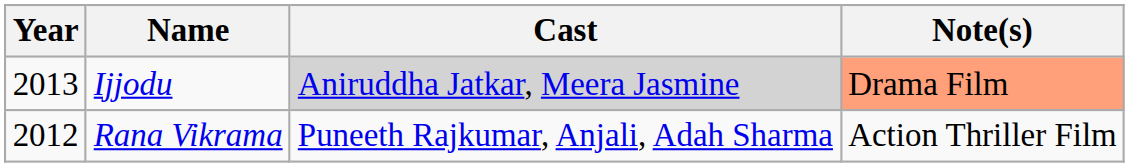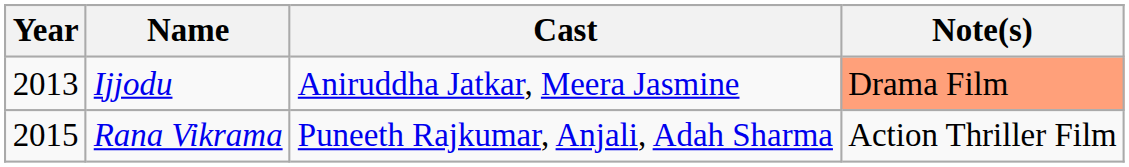(519, 82) lightgrey background -> (519, 82) no background
(46, 135) 2012 -> (46, 135) 2015
